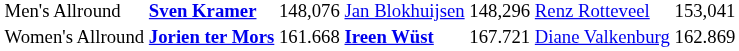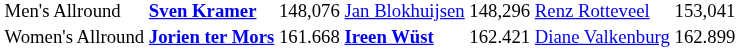(500, 36) 167.721 -> (500, 36) 162.421
(705, 36) 162.869 -> (705, 36) 162.899
